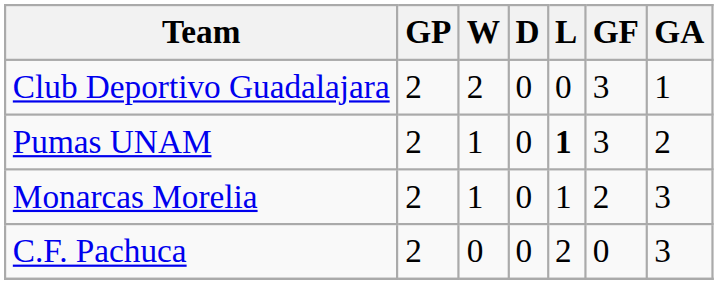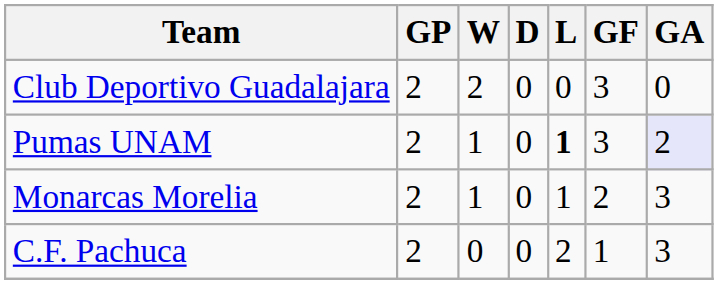(663, 87) 1 -> (663, 87) 0
(663, 141) no background -> (663, 141) lavender background
(601, 251) 0 -> (601, 251) 1
